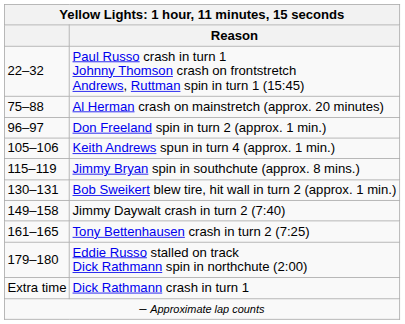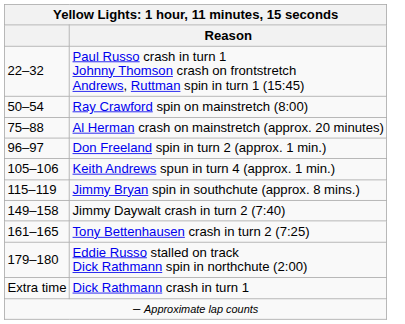+ row: (190, 106)
- row: (234, 190)
